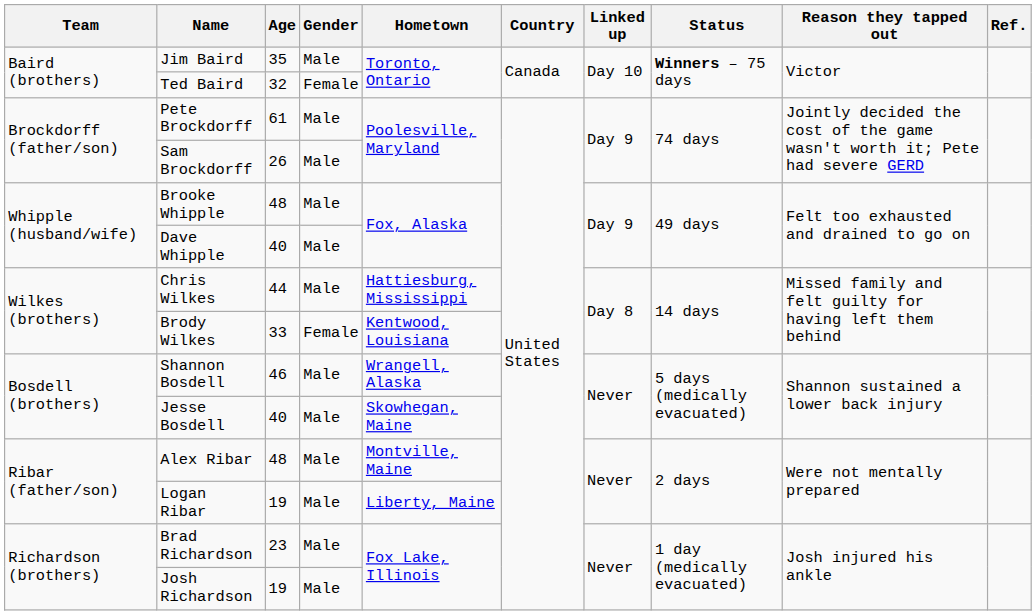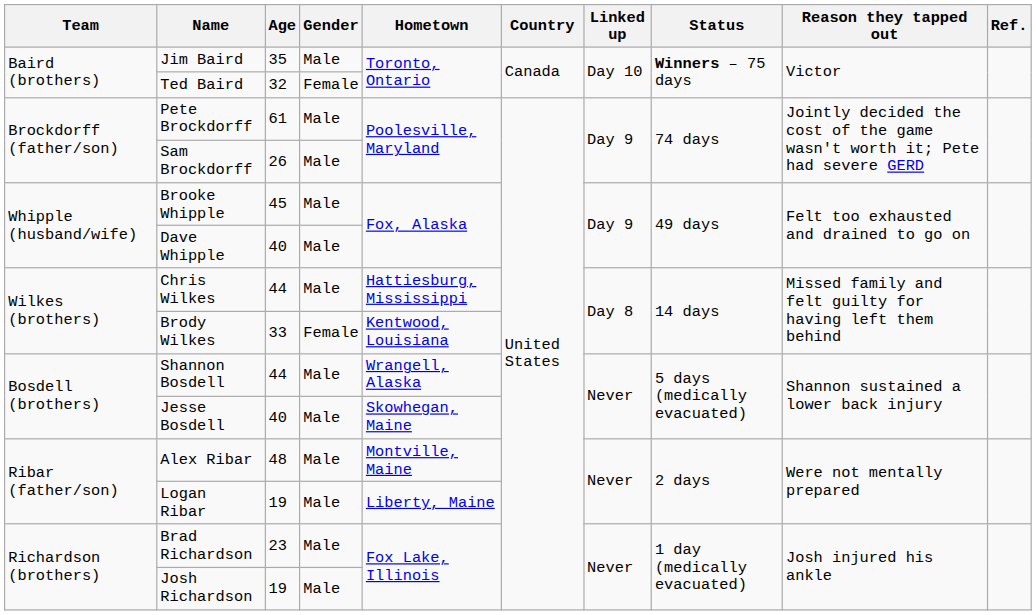(278, 204) 48 -> (278, 204) 45
(278, 375) 46 -> (278, 375) 44
